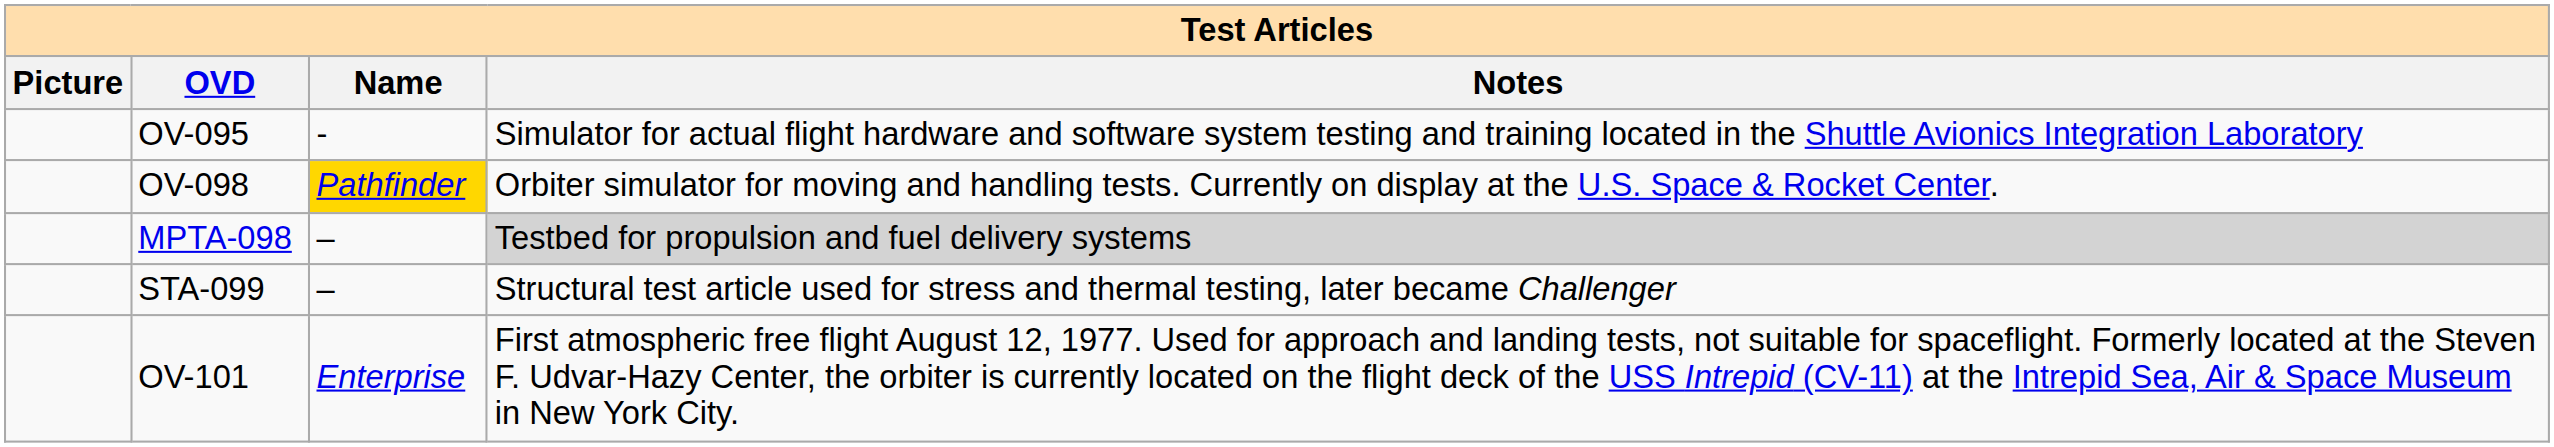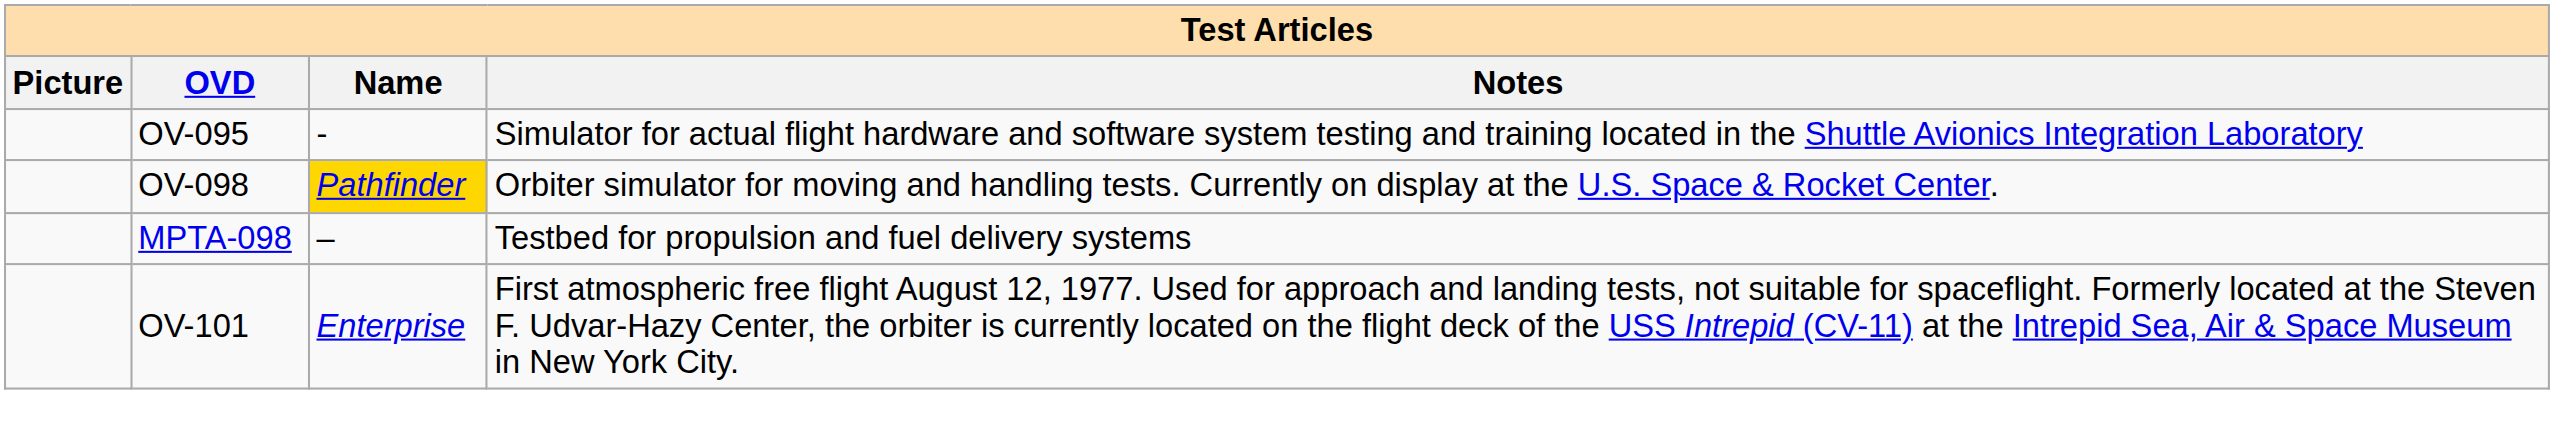(843, 237) lightgrey background -> (843, 237) no background
- row: (201, 289)
